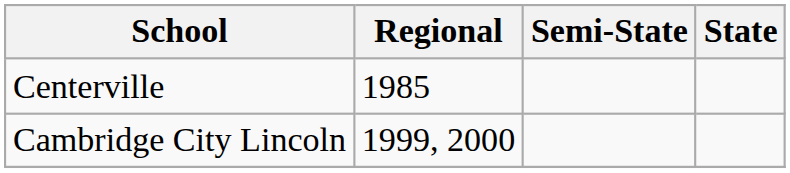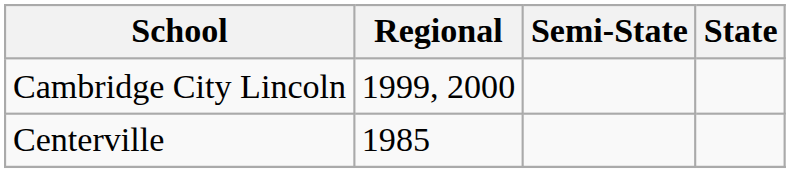rows swapped: (180, 139) <-> (89, 85)
